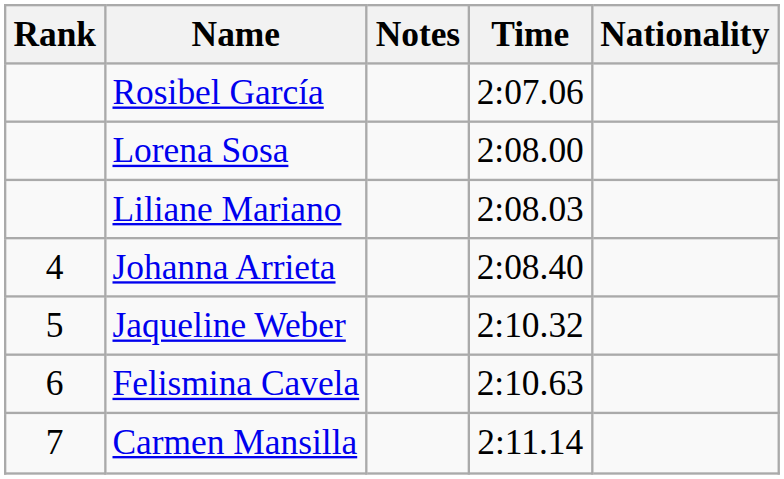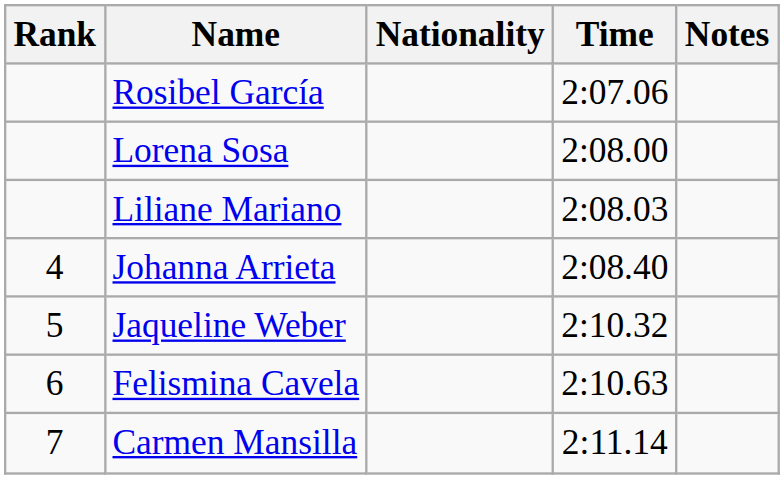columns swapped: (685, 33) <-> (418, 33)
